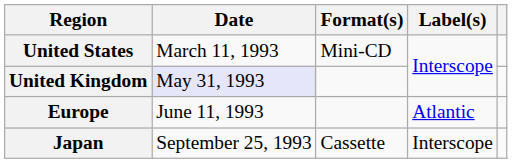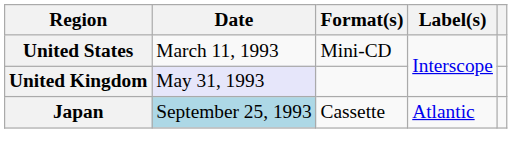- row: (78, 111)
(234, 142) no background -> (234, 111) lightblue background
(453, 142) Interscope -> (443, 111) Atlantic
